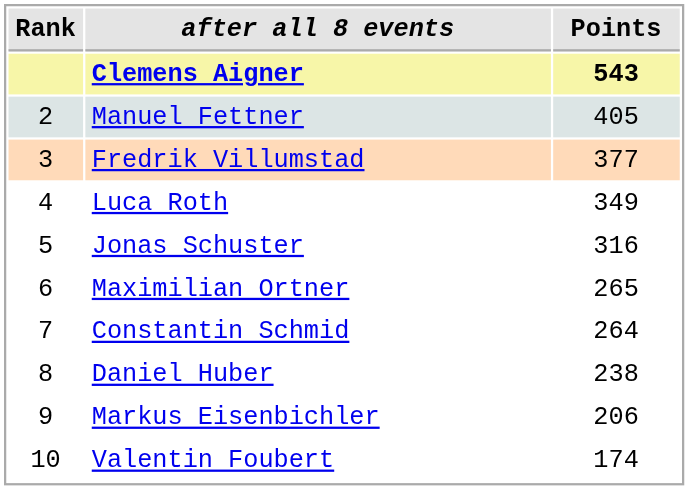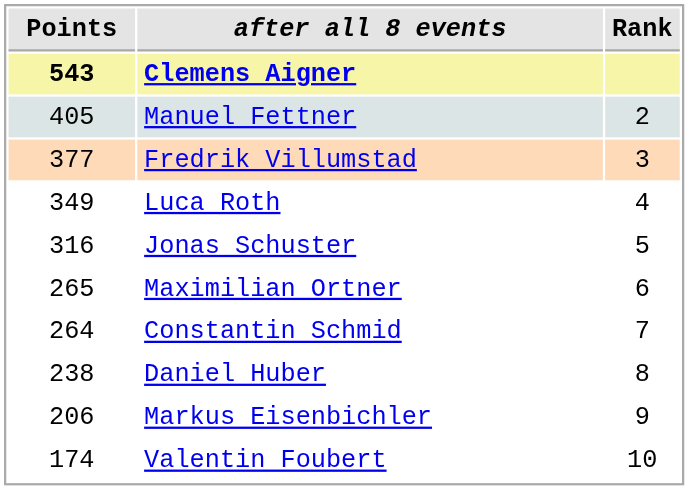columns swapped: (46, 29) <-> (616, 29)
